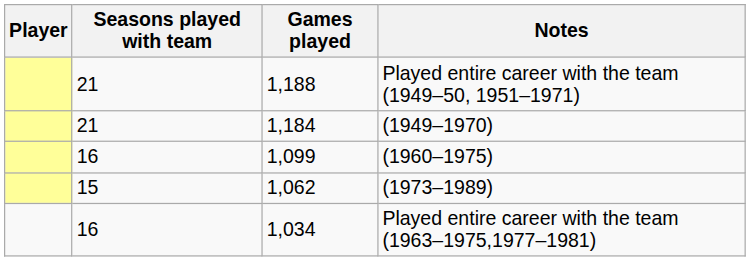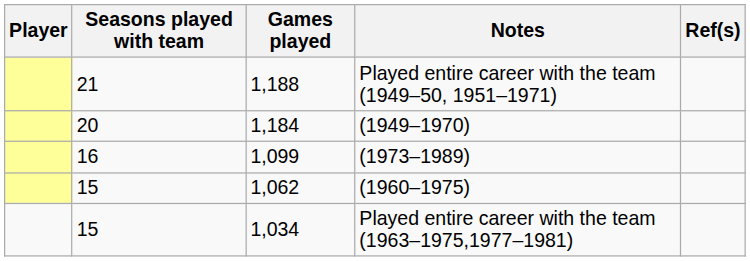+ column: (713, 30)
(88, 125) 21 -> (88, 125) 20
(438, 156) (1960–1975) -> (415, 156) (1973–1989)
(438, 187) (1973–1989) -> (415, 187) (1960–1975)
(88, 229) 16 -> (88, 229) 15
